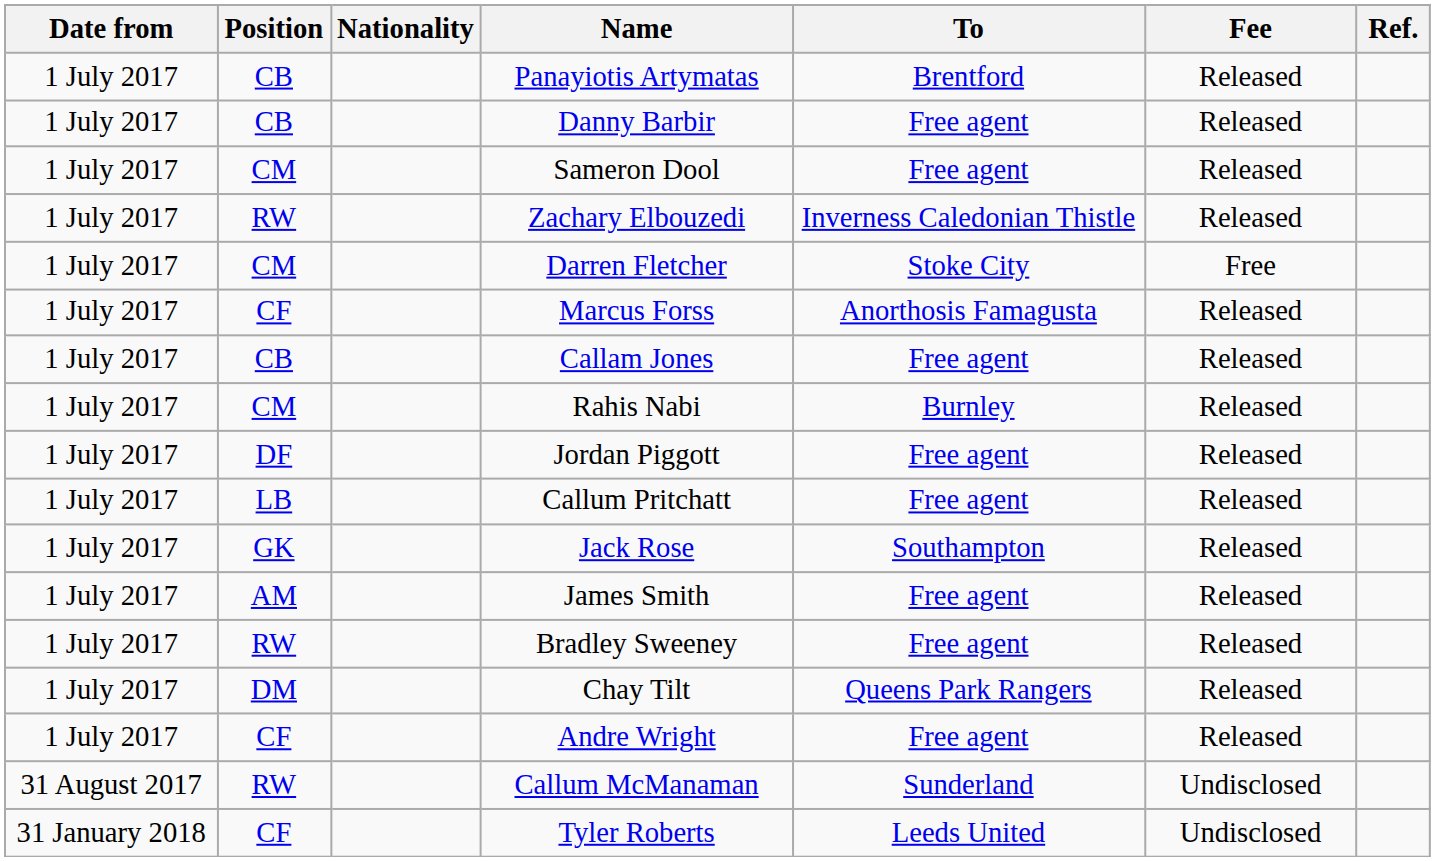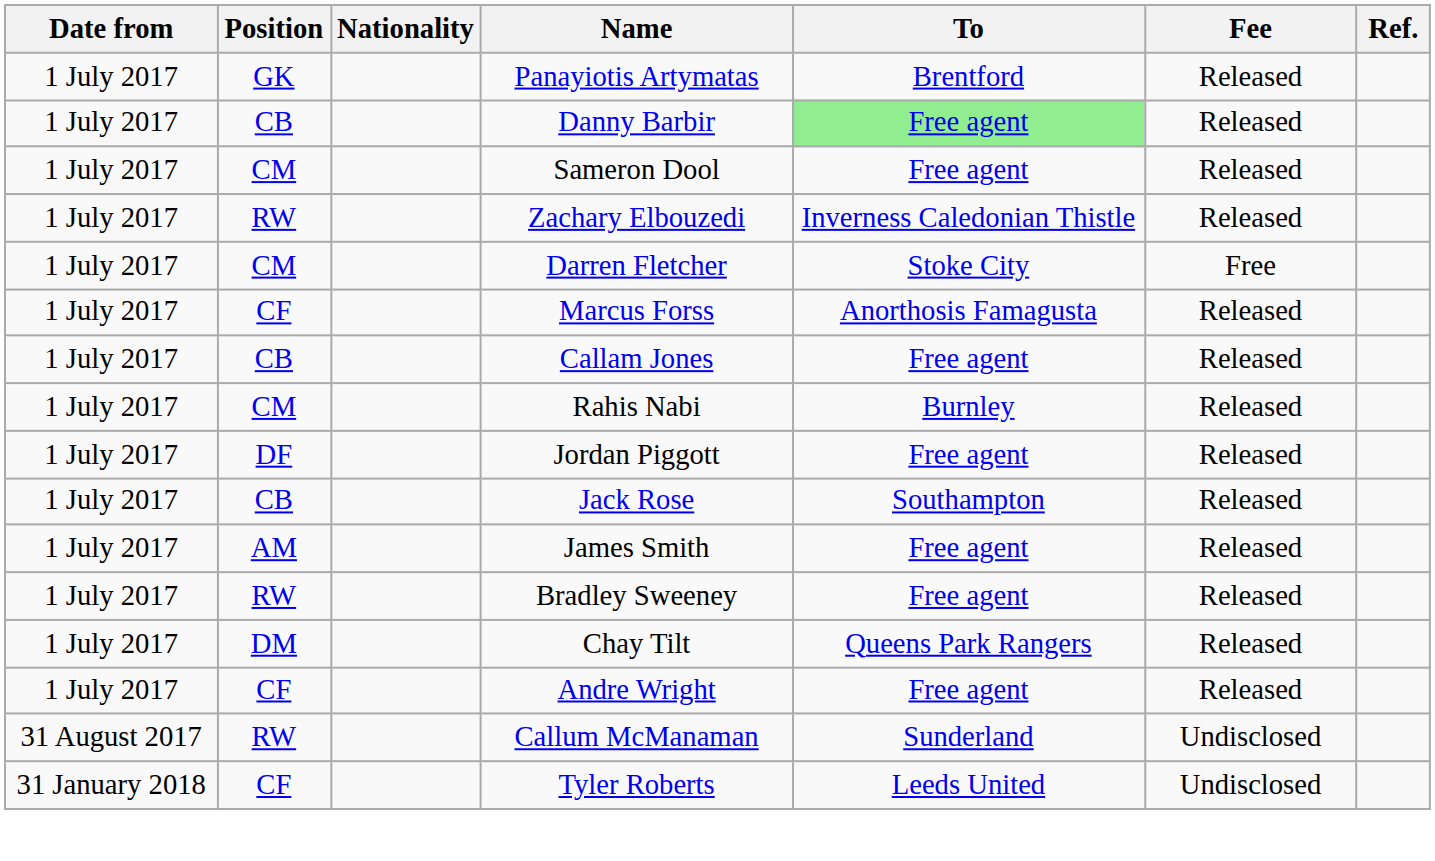(274, 75) CB -> (274, 75) GK
(968, 123) no background -> (968, 123) lightgreen background
- row: (637, 501)
(274, 548) GK -> (274, 501) CB
